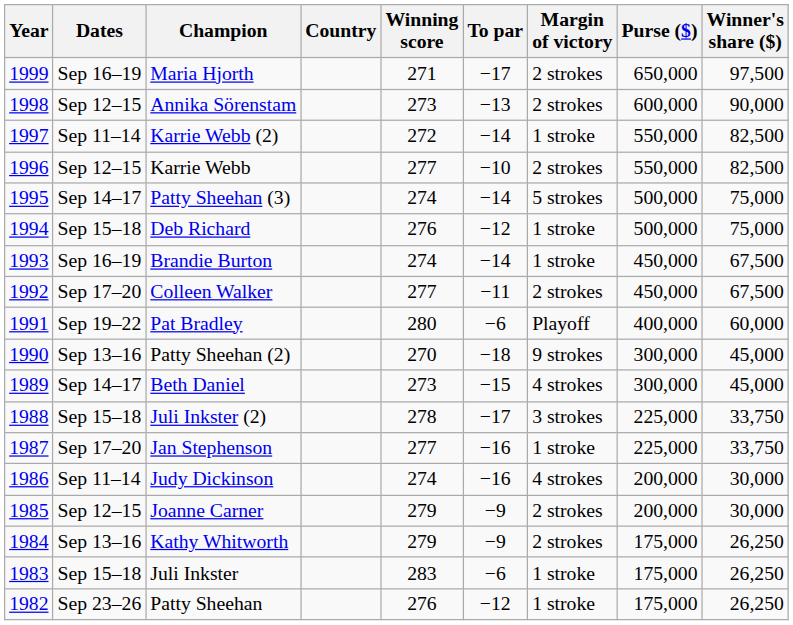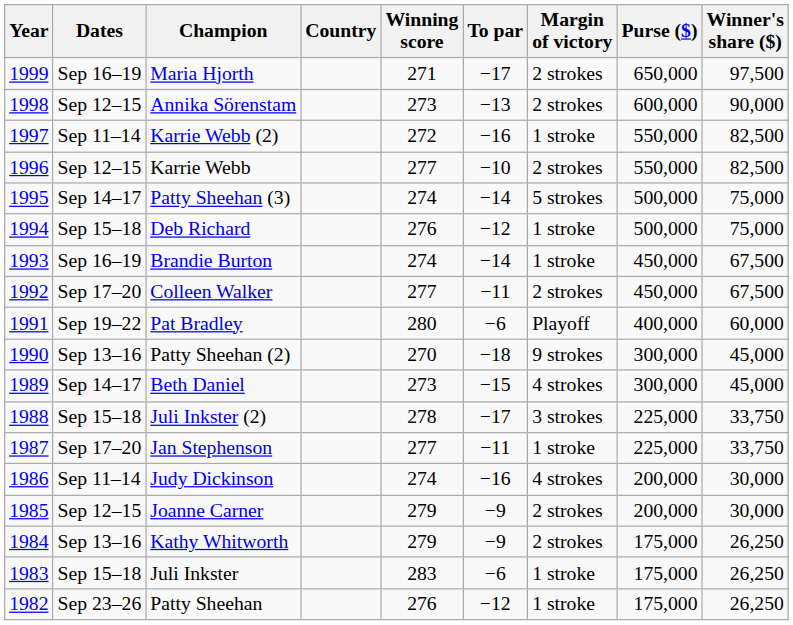(495, 135) −14 -> (495, 135) −16
(495, 447) −16 -> (495, 447) −11
